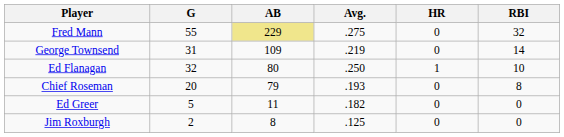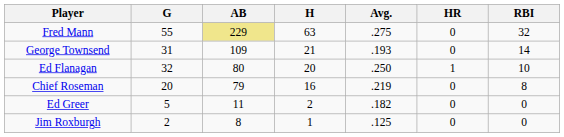+ column: (310, 13)
(355, 50) .219 -> (381, 50) .193
(355, 86) .193 -> (381, 86) .219
